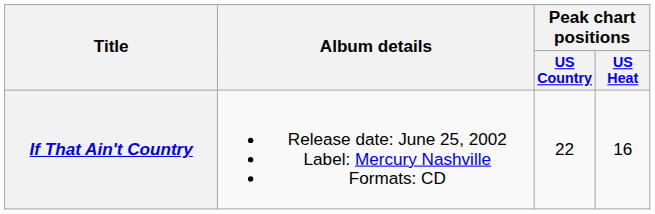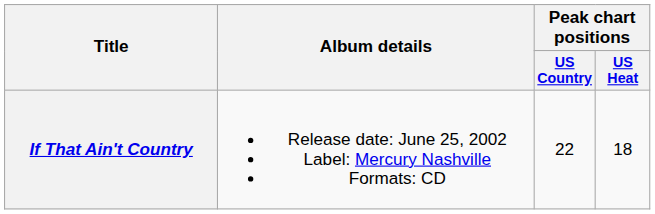(623, 149) 16 -> (623, 149) 18
